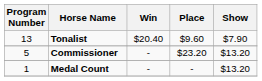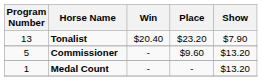(192, 38) $9.60 -> (192, 38) $23.20
(192, 54) $23.20 -> (192, 54) $9.60
